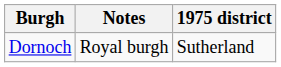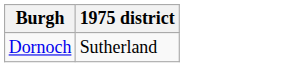- column: (124, 18)
